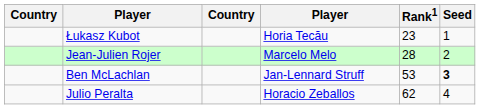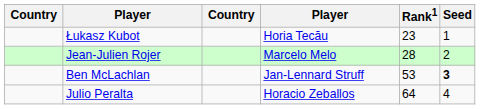(409, 94) 62 -> (409, 94) 64
